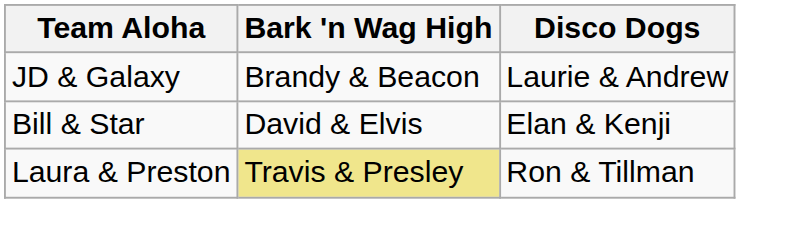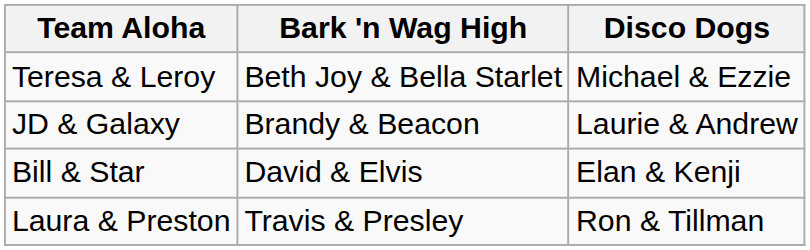+ row: (114, 76)
(354, 172) khaki background -> (354, 220) no background
